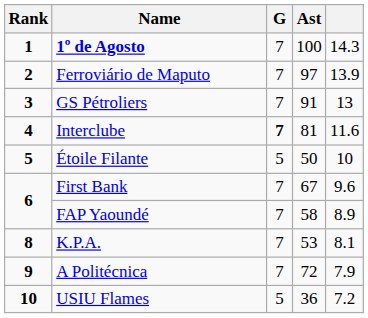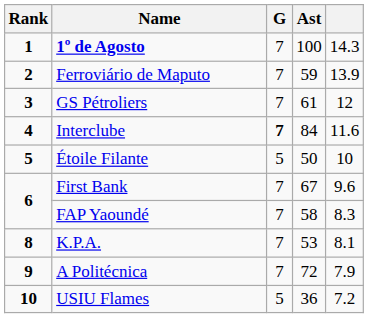(309, 74) 97 -> (309, 74) 59
(309, 102) 91 -> (309, 102) 61
(345, 102) 13 -> (345, 102) 12
(309, 131) 81 -> (309, 131) 84
(345, 215) 8.9 -> (345, 215) 8.3
